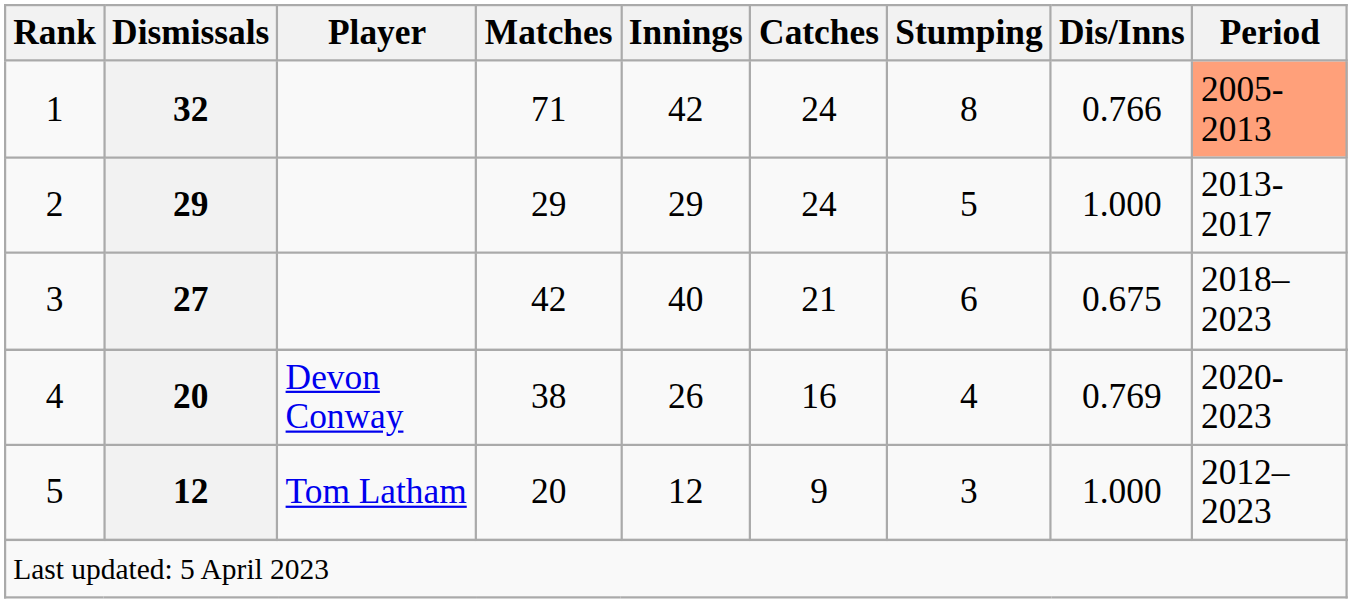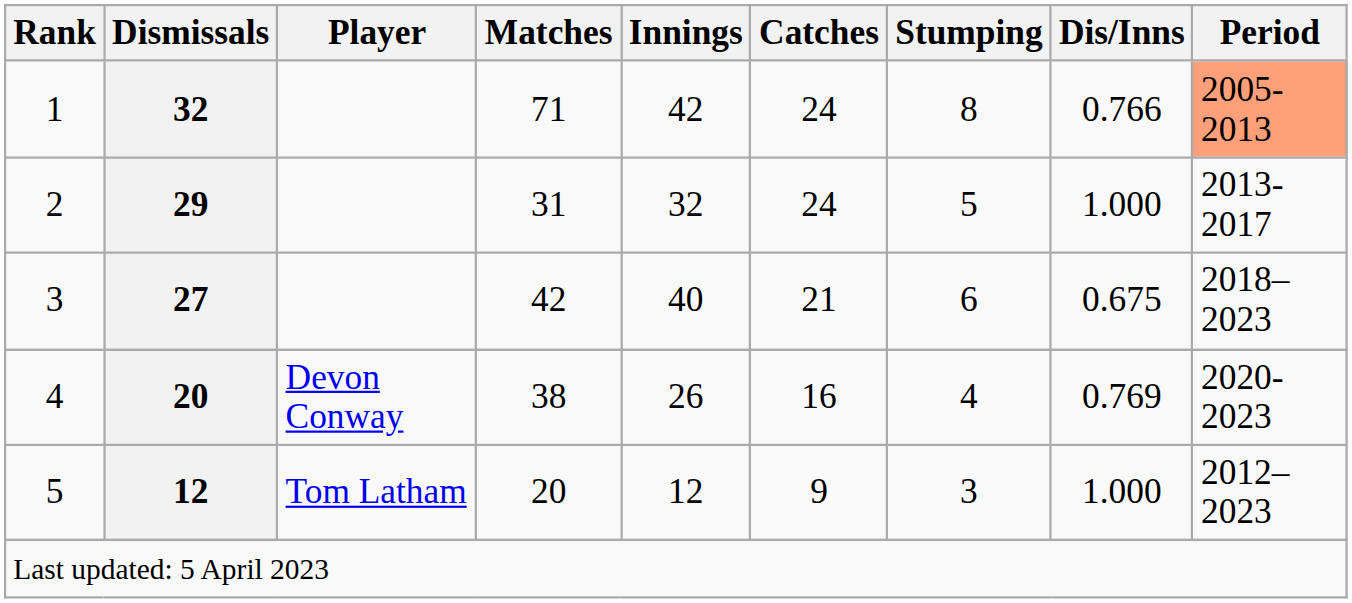(549, 204) 29 -> (549, 204) 31
(686, 204) 29 -> (686, 204) 32
